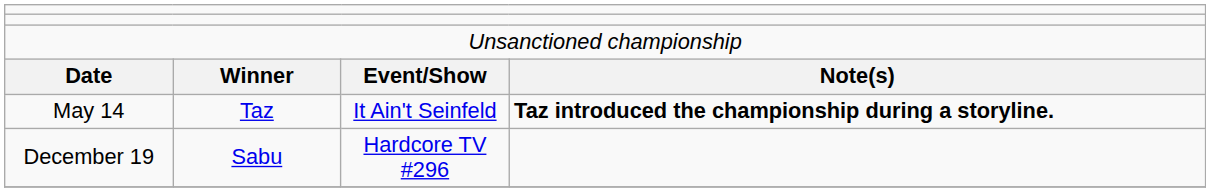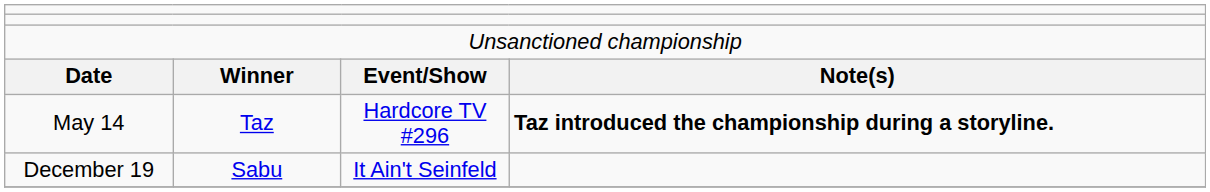(425, 110) It Ain't Seinfeld -> (425, 123) Hardcore TV #296
(425, 157) Hardcore TV #296 -> (425, 169) It Ain't Seinfeld
